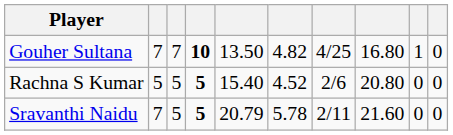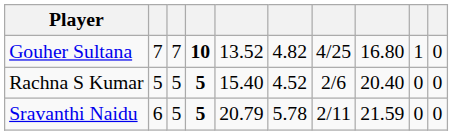(241, 51) 13.50 -> (241, 51) 13.52
(382, 82) 20.80 -> (382, 82) 20.40
(158, 113) 7 -> (158, 113) 6
(382, 113) 21.60 -> (382, 113) 21.59
